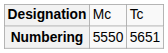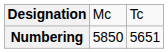(108, 37) 5550 -> (108, 37) 5850
